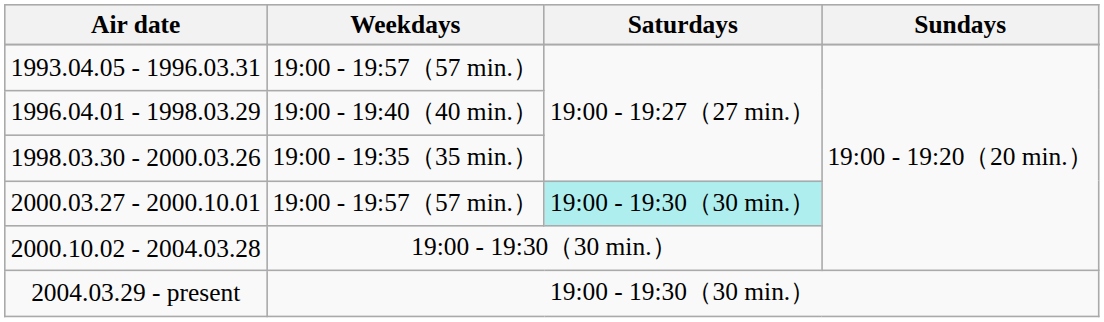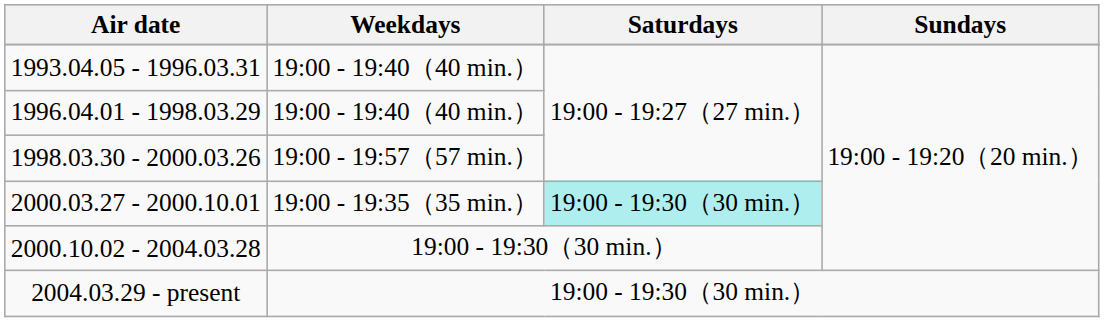(405, 66) 19:00 - 19:57（57 min.） -> (405, 66) 19:00 - 19:40（40 min.）
(405, 156) 19:00 - 19:35（35 min.） -> (405, 156) 19:00 - 19:57（57 min.）
(405, 201) 19:00 - 19:57（57 min.） -> (405, 201) 19:00 - 19:35（35 min.）
